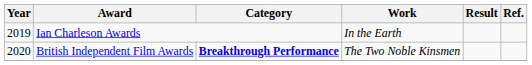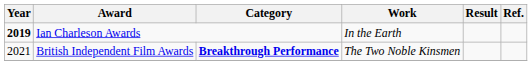(19, 32) normal -> (19, 32) bold
(19, 51) 2020 -> (19, 51) 2021
